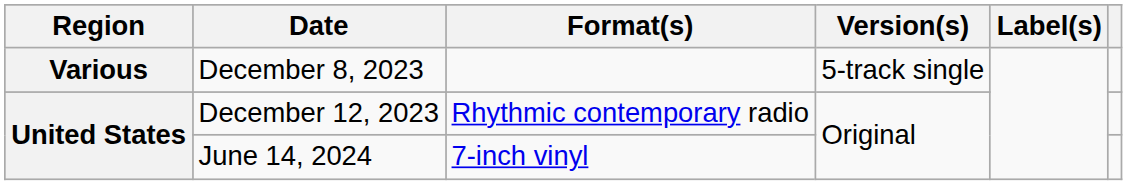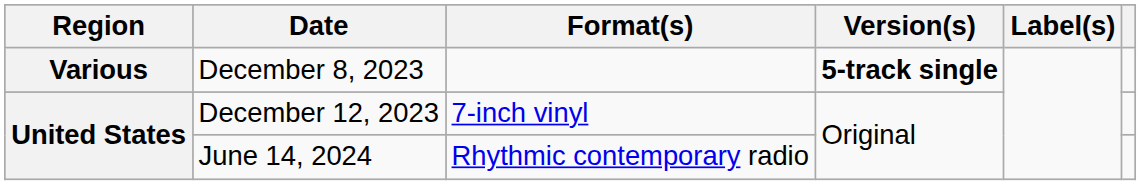(903, 69) normal -> (910, 69) bold
(630, 112) Rhythmic contemporary radio -> (520, 112) 7-inch vinyl
(520, 156) 7-inch vinyl -> (630, 156) Rhythmic contemporary radio
